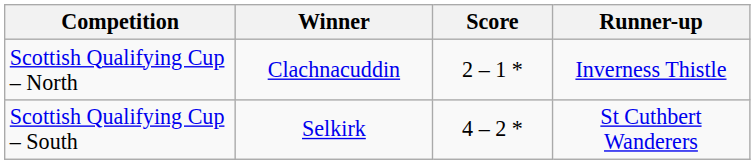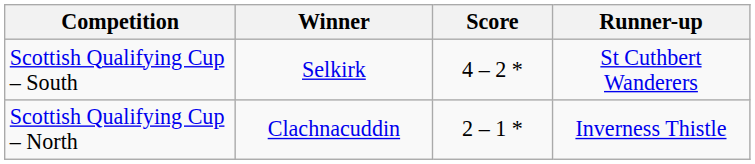rows swapped: (117, 69) <-> (117, 129)
